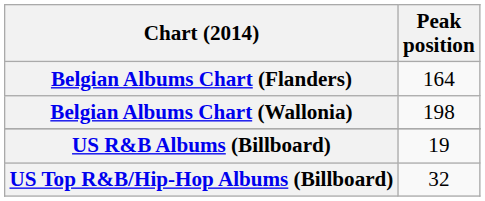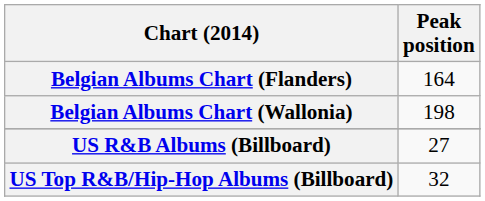(439, 145) 19 -> (439, 145) 27
